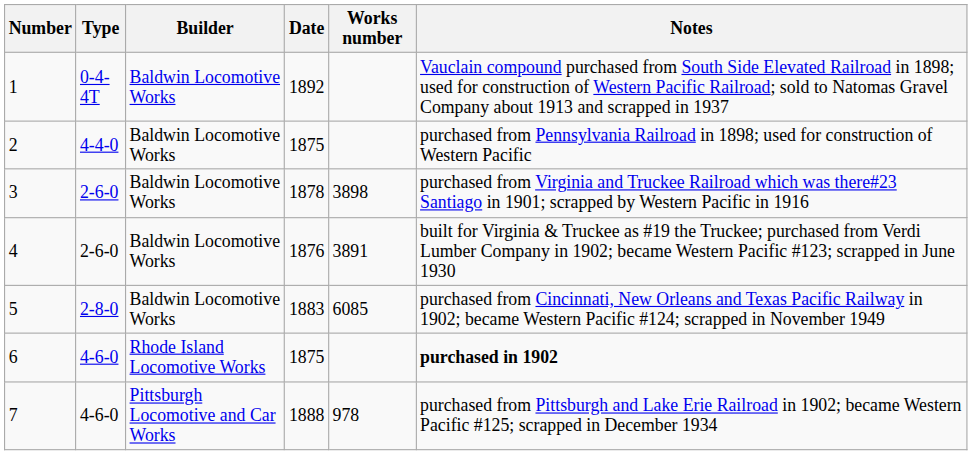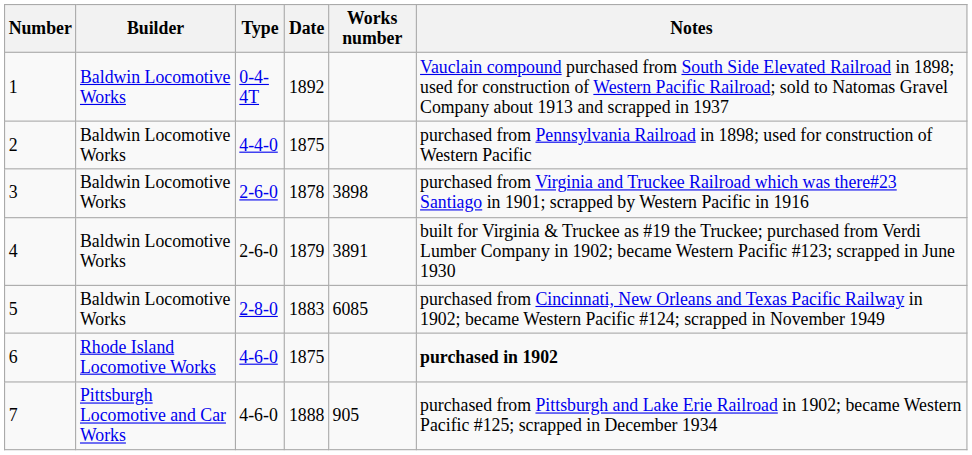columns swapped: (205, 28) <-> (101, 28)
(307, 251) 1876 -> (307, 251) 1879
(346, 415) 978 -> (346, 415) 905
